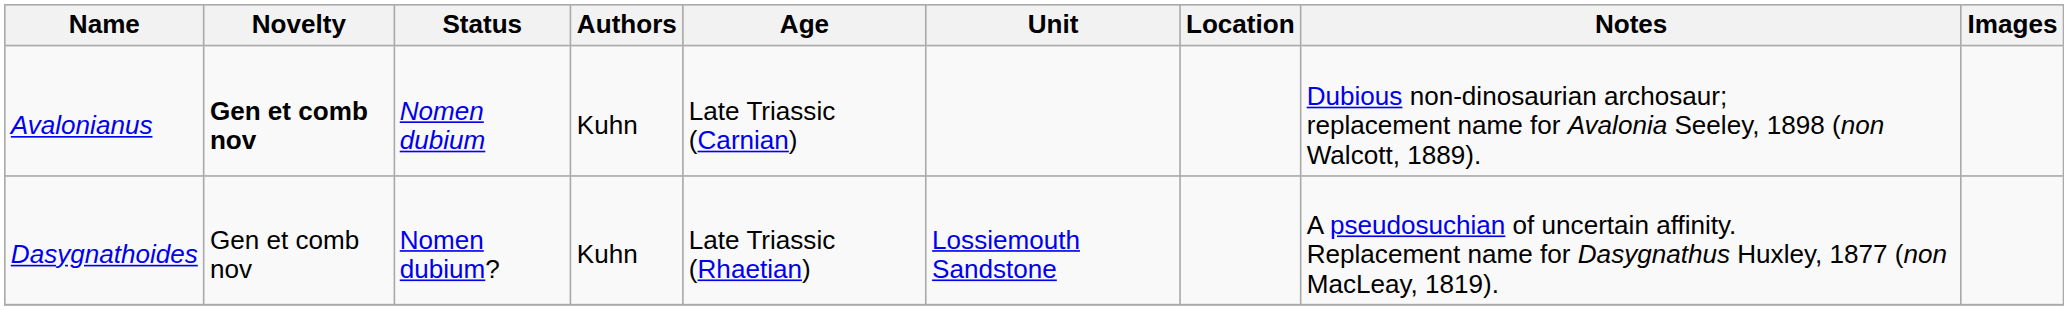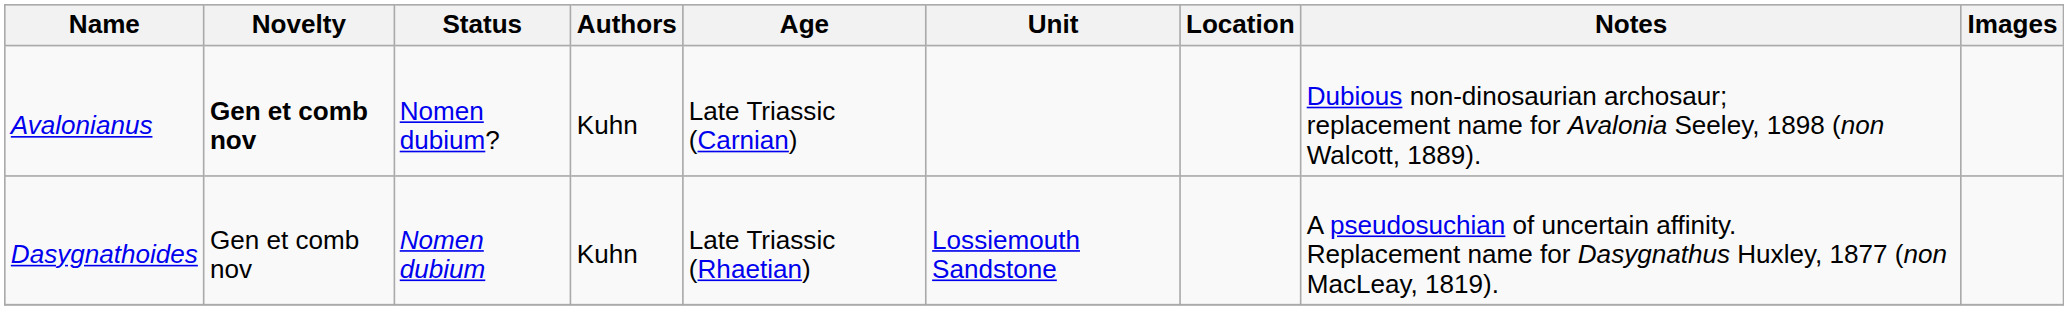(443, 125) Nomen dubium -> (450, 125) Nomen dubium?
(450, 254) Nomen dubium? -> (443, 254) Nomen dubium
